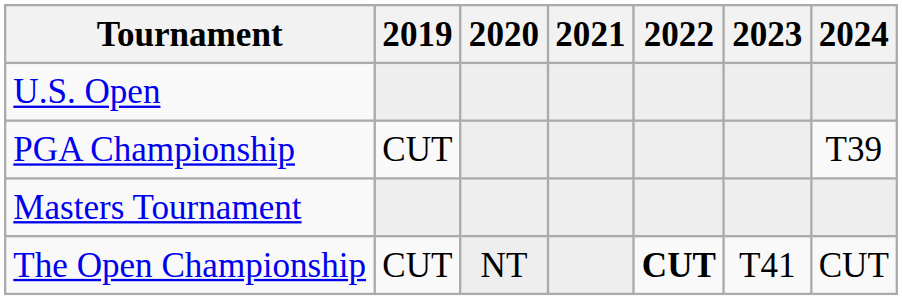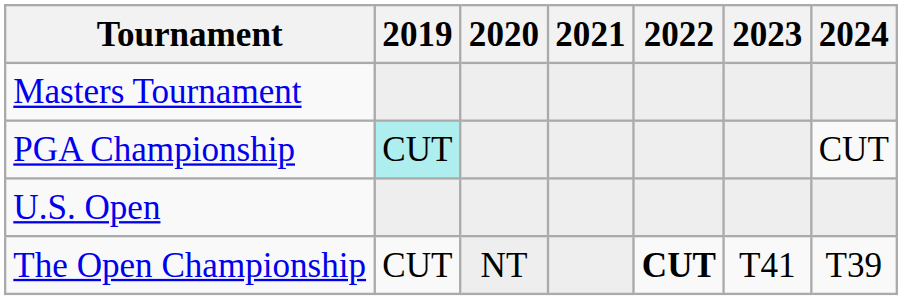rows swapped: (157, 207) <-> (87, 91)
(417, 149) no background -> (417, 149) paleturquoise background
(854, 149) T39 -> (854, 149) CUT
(854, 265) CUT -> (854, 265) T39
